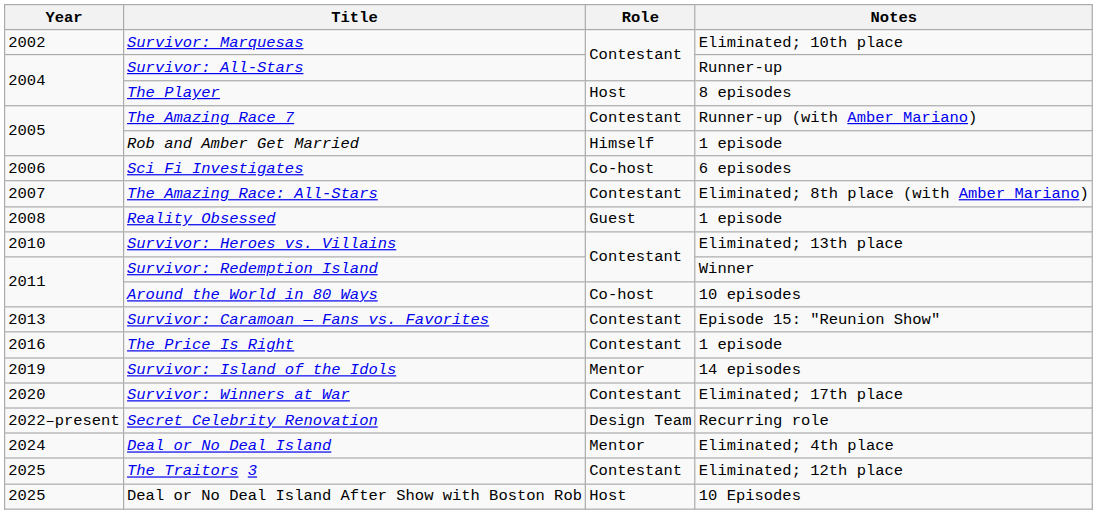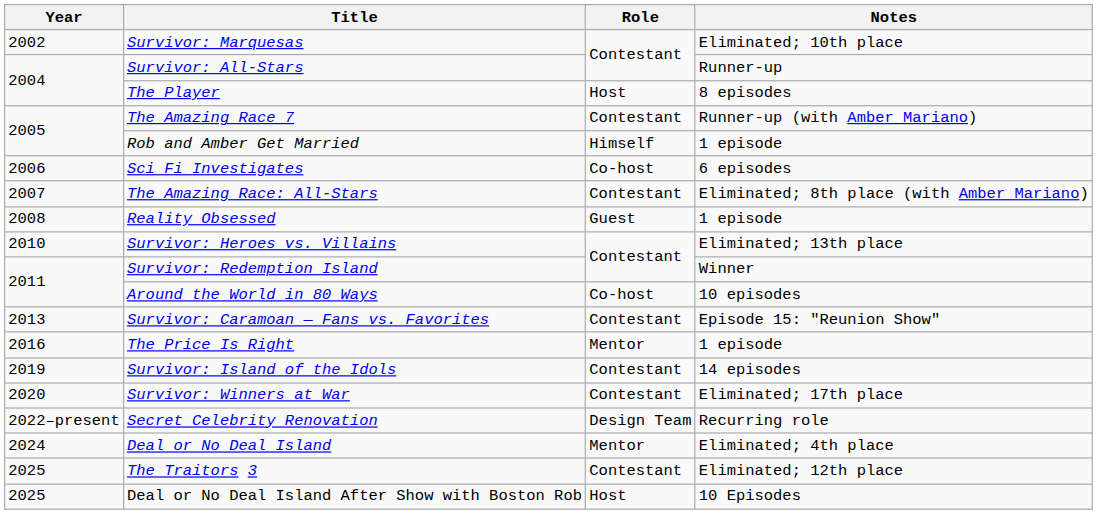(636, 345) Contestant -> (617, 345) Mentor
(617, 370) Mentor -> (636, 370) Contestant
